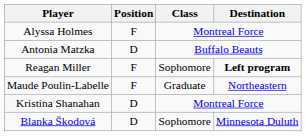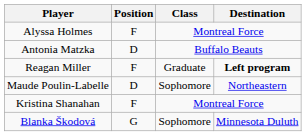(185, 67) Sophomore -> (185, 67) Graduate
(134, 85) F -> (134, 85) D
(185, 85) Graduate -> (185, 85) Sophomore
(134, 103) D -> (134, 103) F
(134, 121) D -> (134, 121) G
